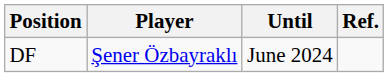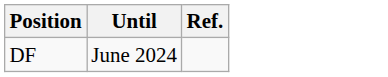- column: (164, 21)
